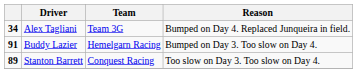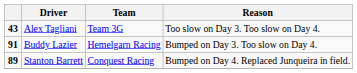(13, 28) 34 -> (13, 28) 43
(258, 28) Bumped on Day 4. Replaced Junqueira in field. -> (243, 28) Too slow on Day 3. Too slow on Day 4.
(243, 60) Too slow on Day 3. Too slow on Day 4. -> (258, 60) Bumped on Day 4. Replaced Junqueira in field.
